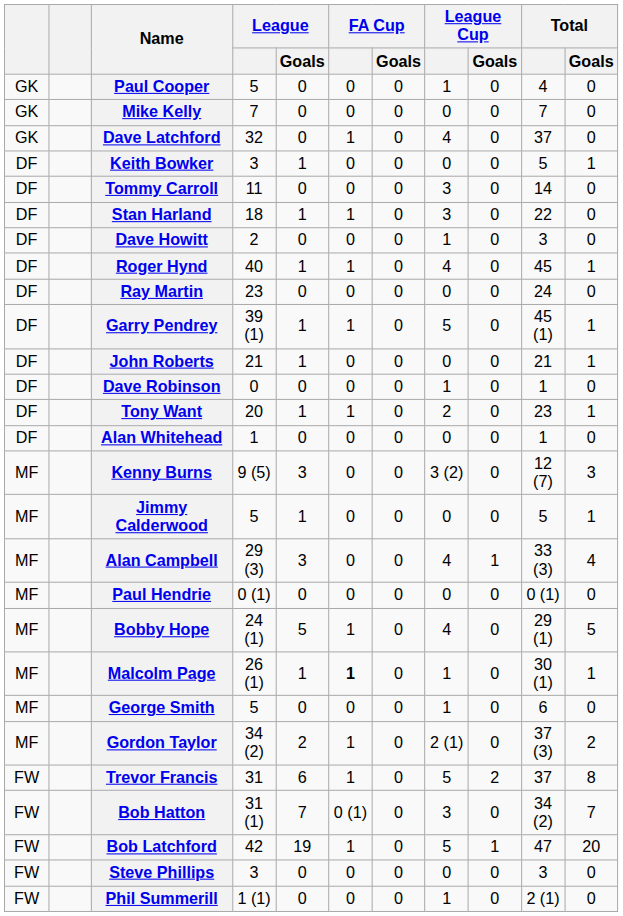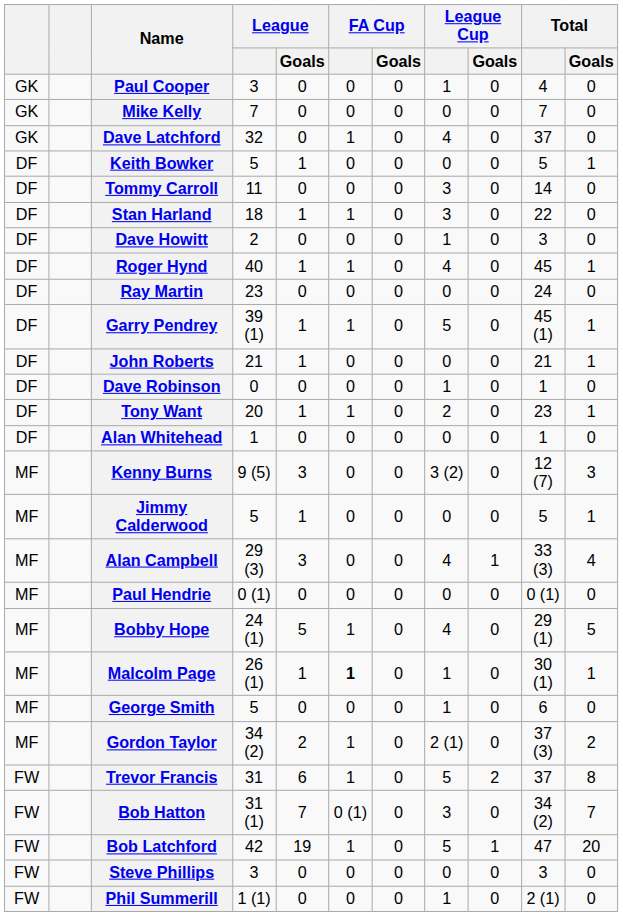(254, 86) 5 -> (254, 86) 3
(254, 163) 3 -> (254, 163) 5
